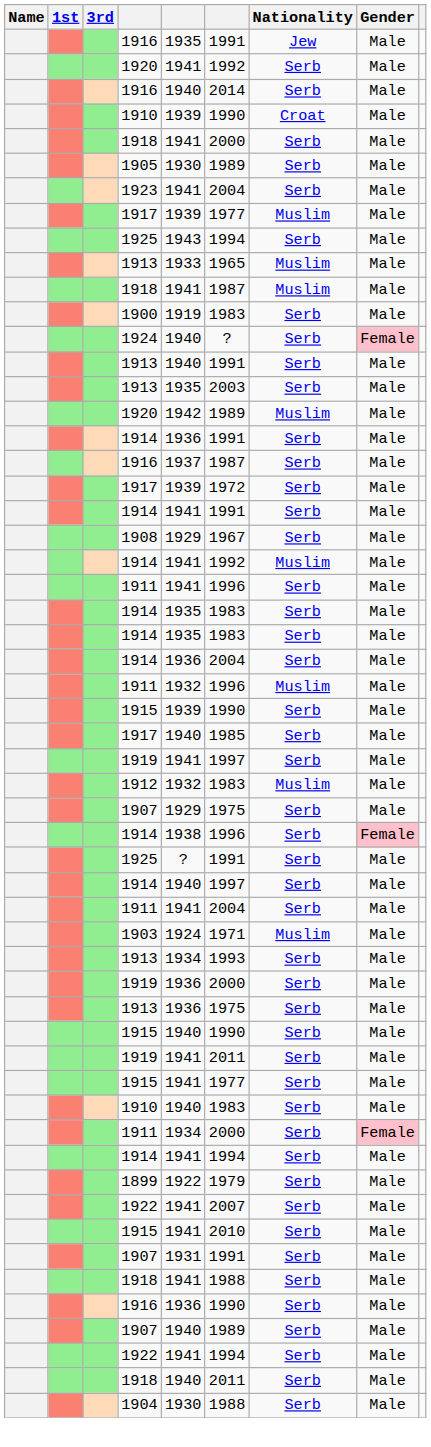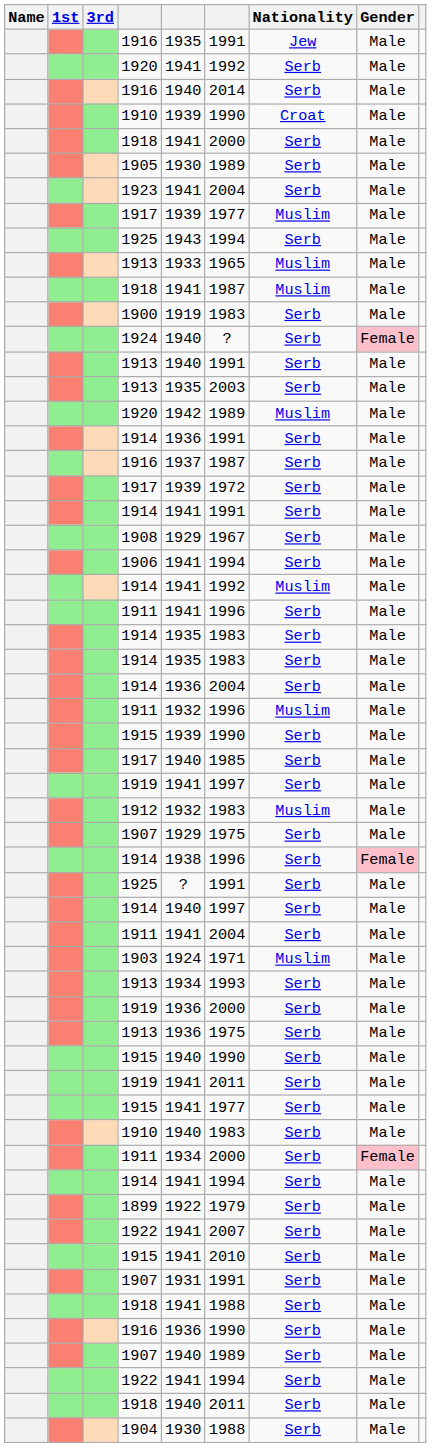+ row: (26, 562)
